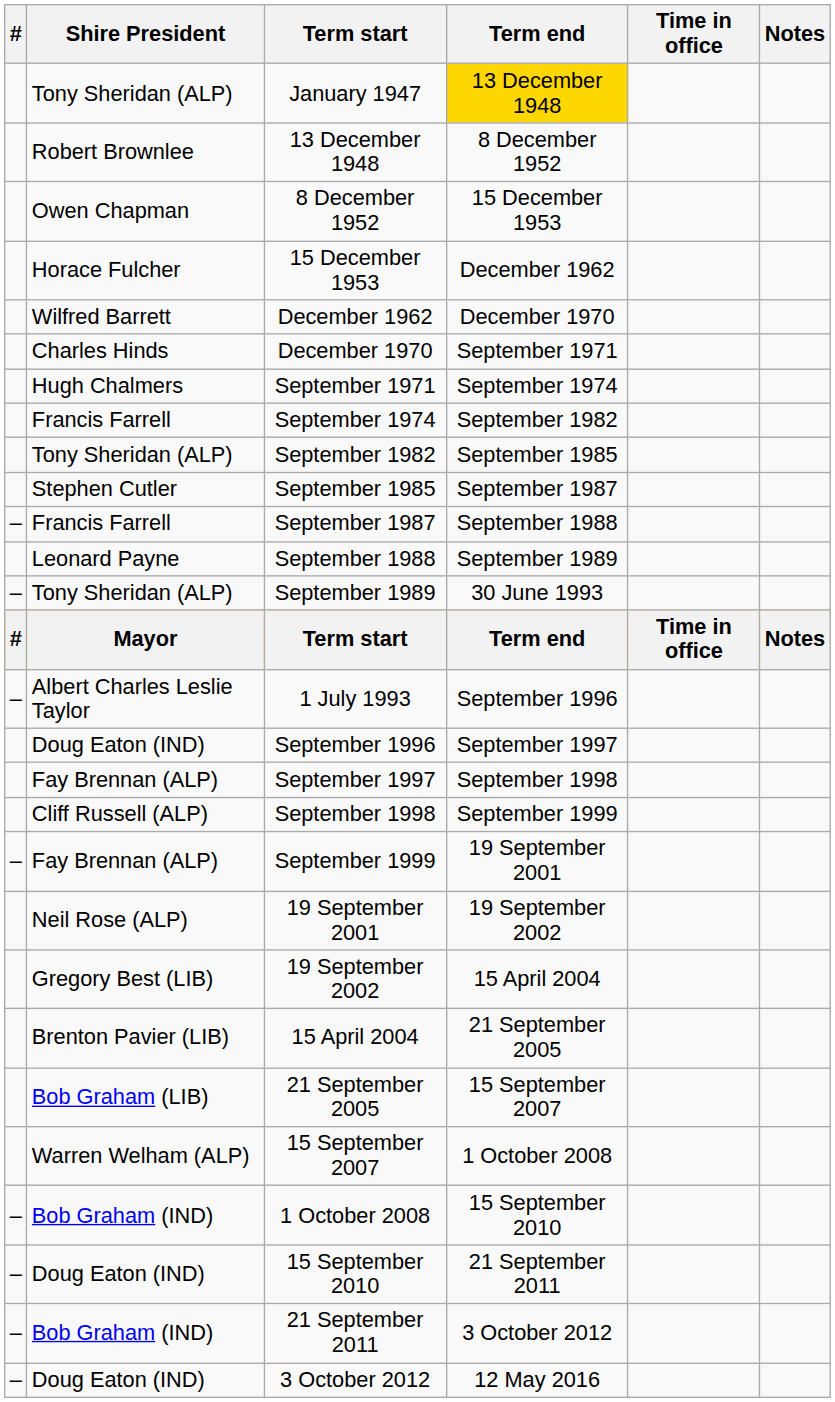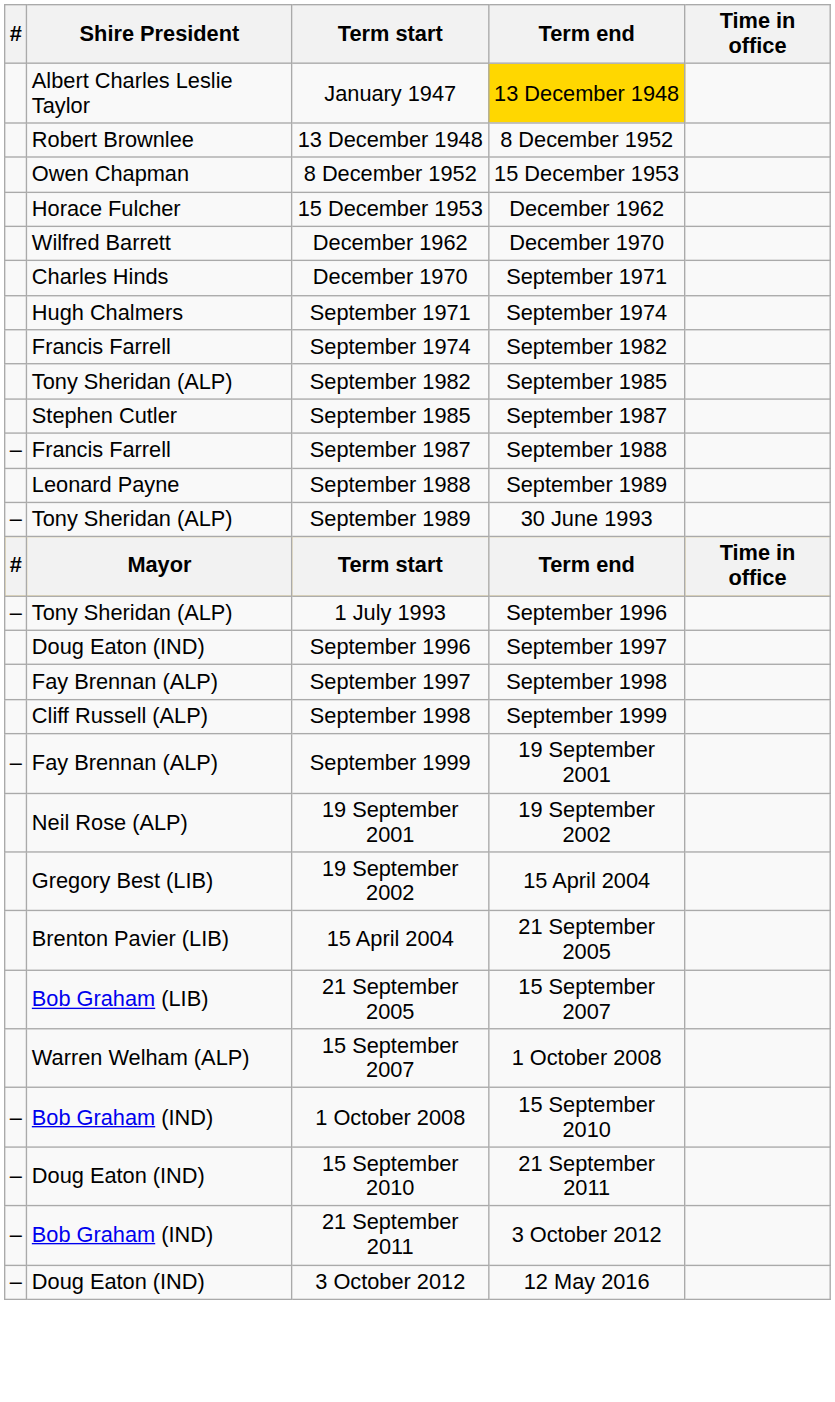- column: (795, 33)
(132, 92) Tony Sheridan (ALP) -> (132, 92) Albert Charles Leslie Taylor
(132, 698) Albert Charles Leslie Taylor -> (132, 612) Tony Sheridan (ALP)
